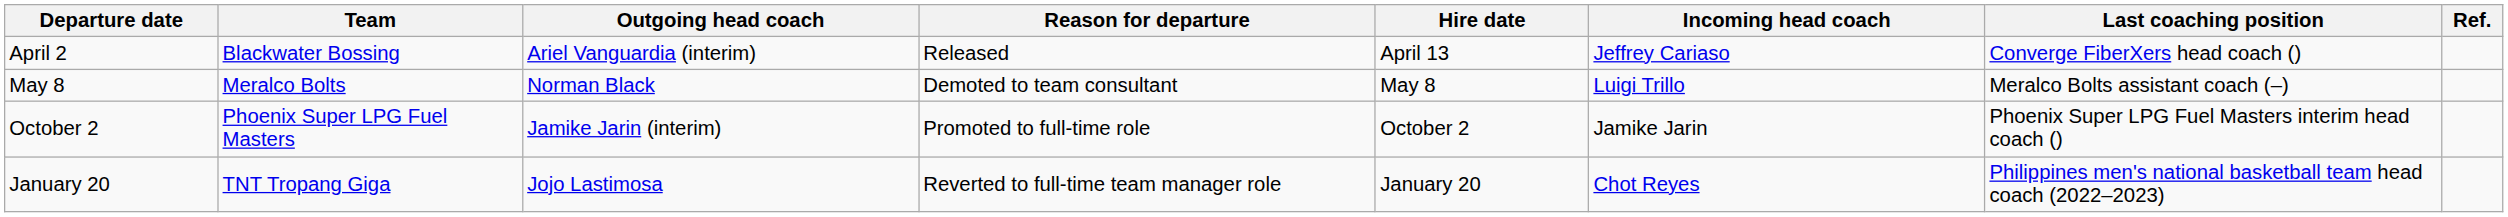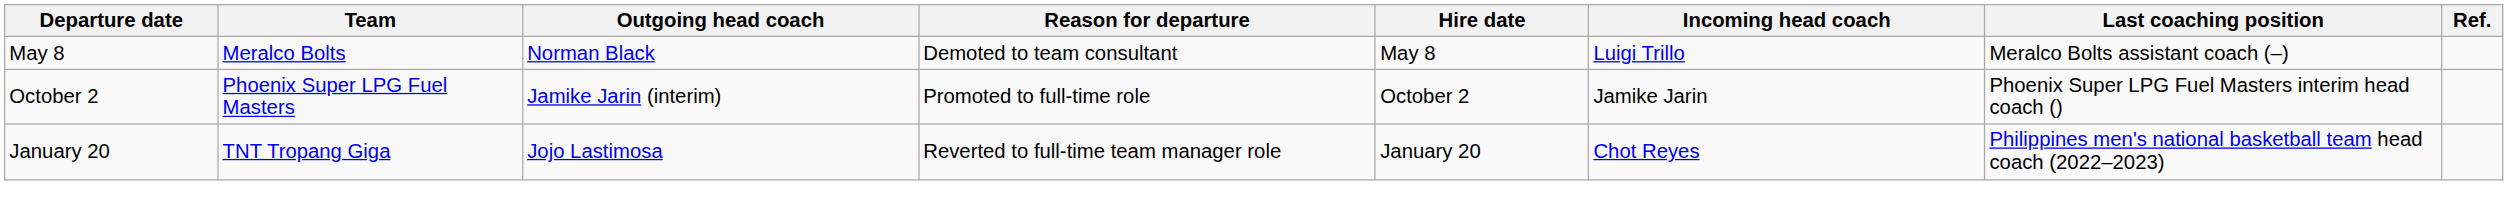- row: (38, 52)
